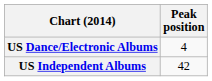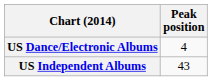(184, 66) 42 -> (184, 66) 43
